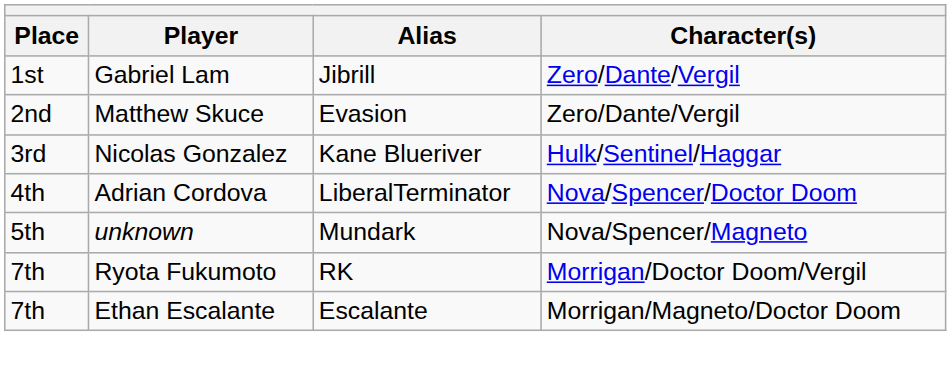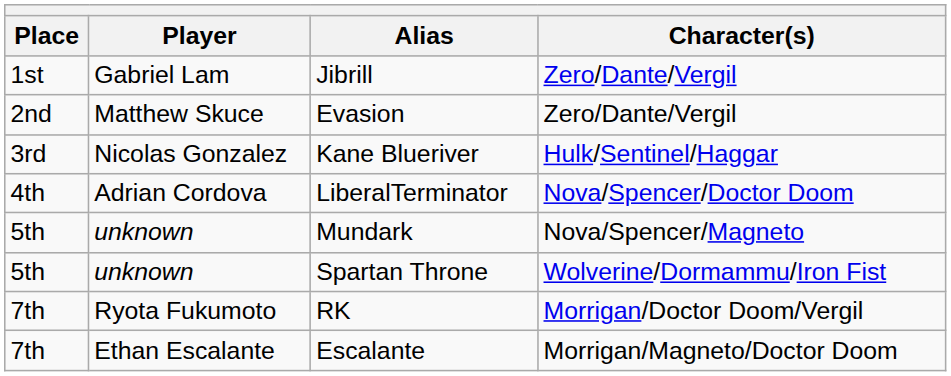+ row: (402, 271)
